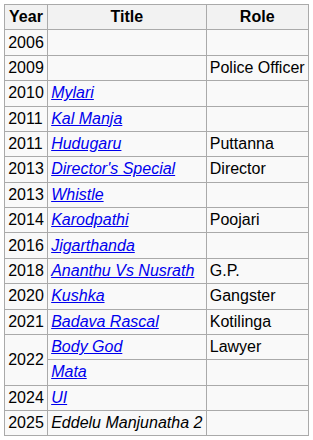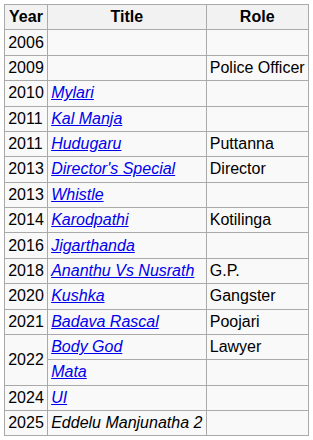(235, 220) Poojari -> (240, 220) Kotilinga
(240, 321) Kotilinga -> (235, 321) Poojari
